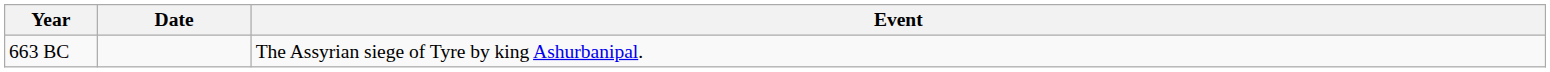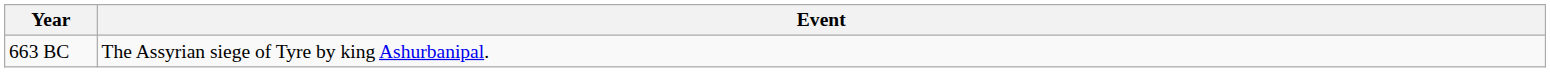- column: (174, 19)
